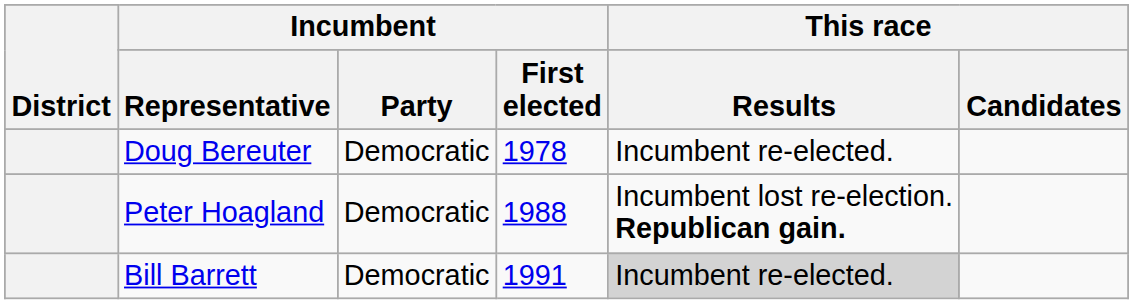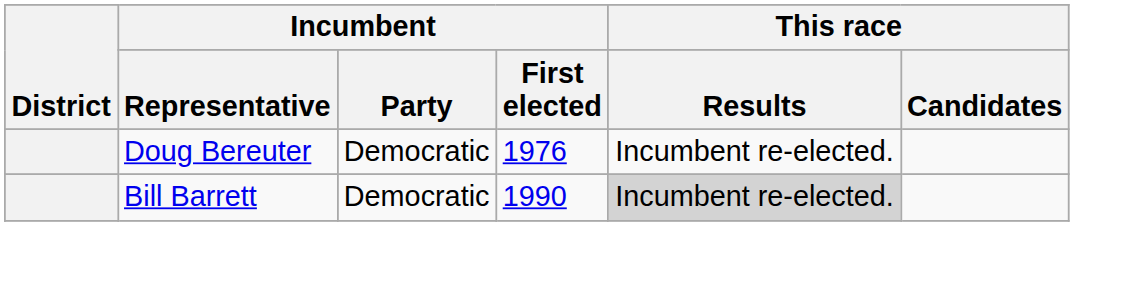(535, 151) 1978 -> (535, 151) 1976
- row: (224, 212)
(535, 274) 1991 -> (535, 196) 1990
